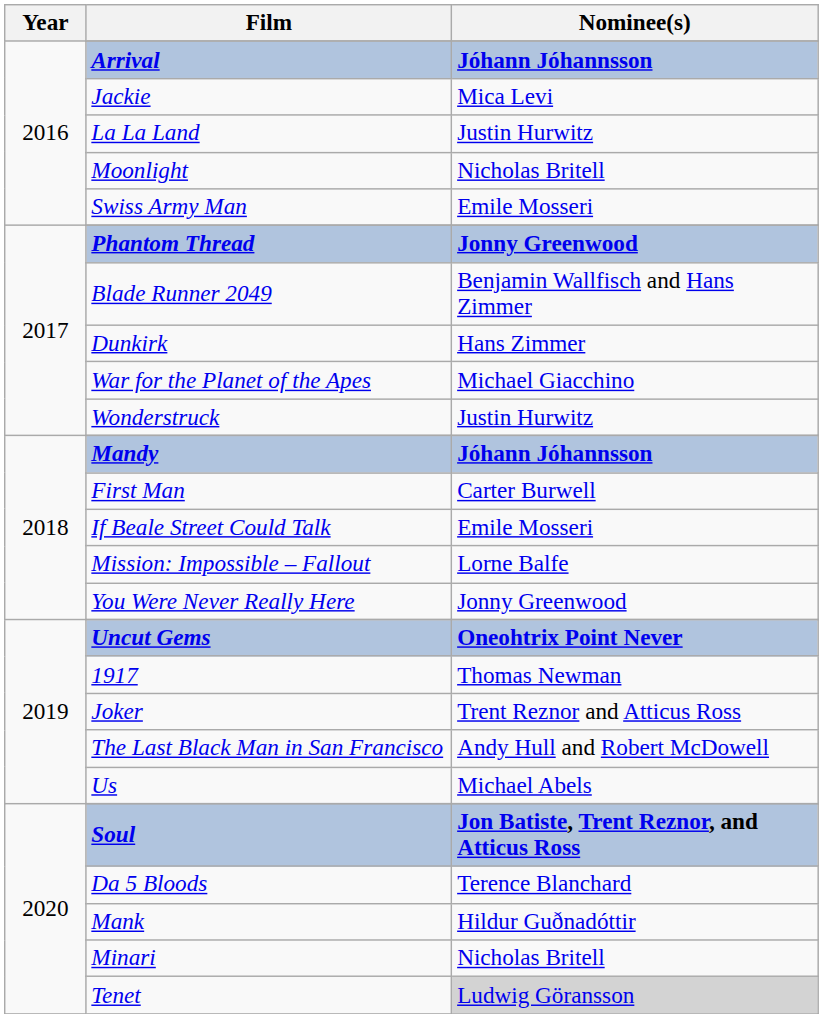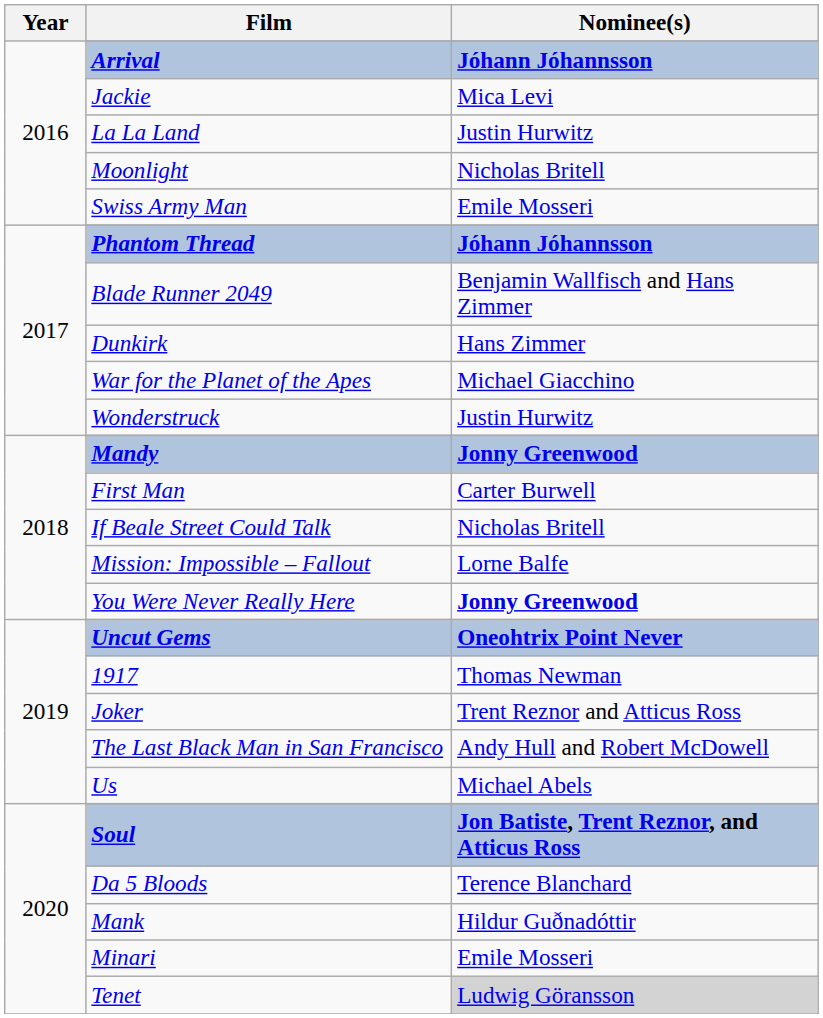(547, 243) Jonny Greenwood -> (555, 243) Jóhann Jóhannsson
(555, 453) Jóhann Jóhannsson -> (547, 453) Jonny Greenwood
(525, 527) Emile Mosseri -> (531, 527) Nicholas Britell
(542, 600) normal -> (547, 600) bold
(531, 958) Nicholas Britell -> (525, 958) Emile Mosseri
